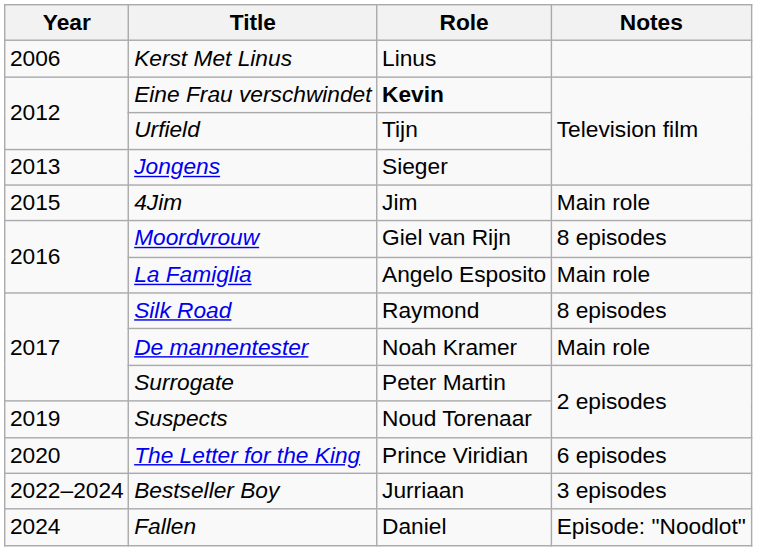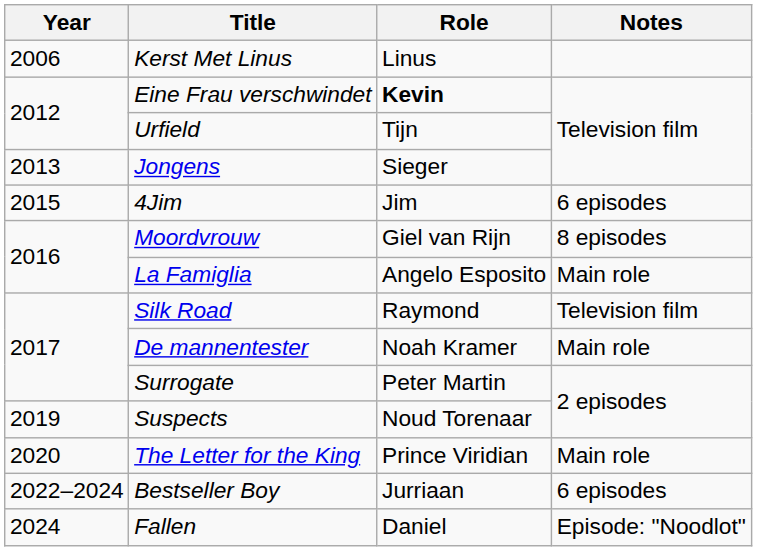(603, 202) Main role -> (612, 202) 6 episodes
(612, 310) 8 episodes -> (627, 310) Television film
(612, 454) 6 episodes -> (603, 454) Main role
(612, 490) 3 episodes -> (612, 490) 6 episodes
